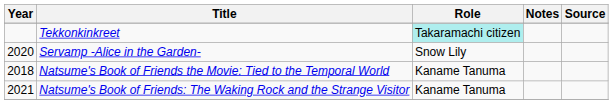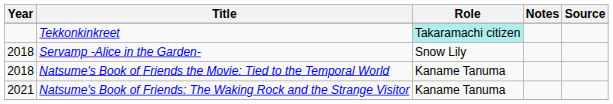(20, 52) 2020 -> (20, 52) 2018
